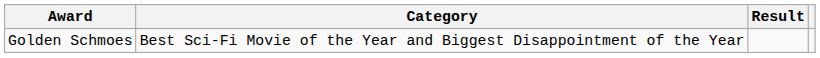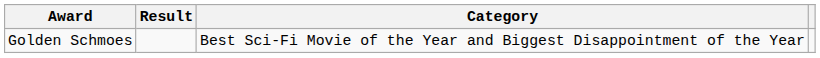columns swapped: (442, 17) <-> (778, 17)
